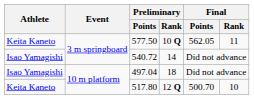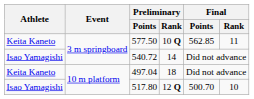(202, 42) 562.05 -> (202, 42) 562.85
(35, 72) Isao Yamagishi -> (31, 72) Keita Kaneto
(31, 87) Keita Kaneto -> (35, 87) Isao Yamagishi
